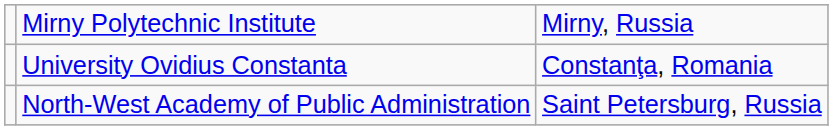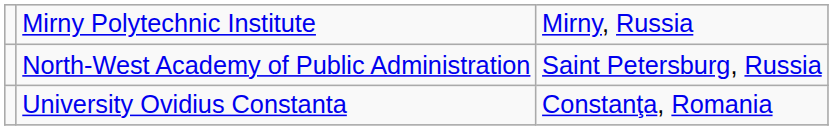rows swapped: (185, 64) <-> (276, 104)
